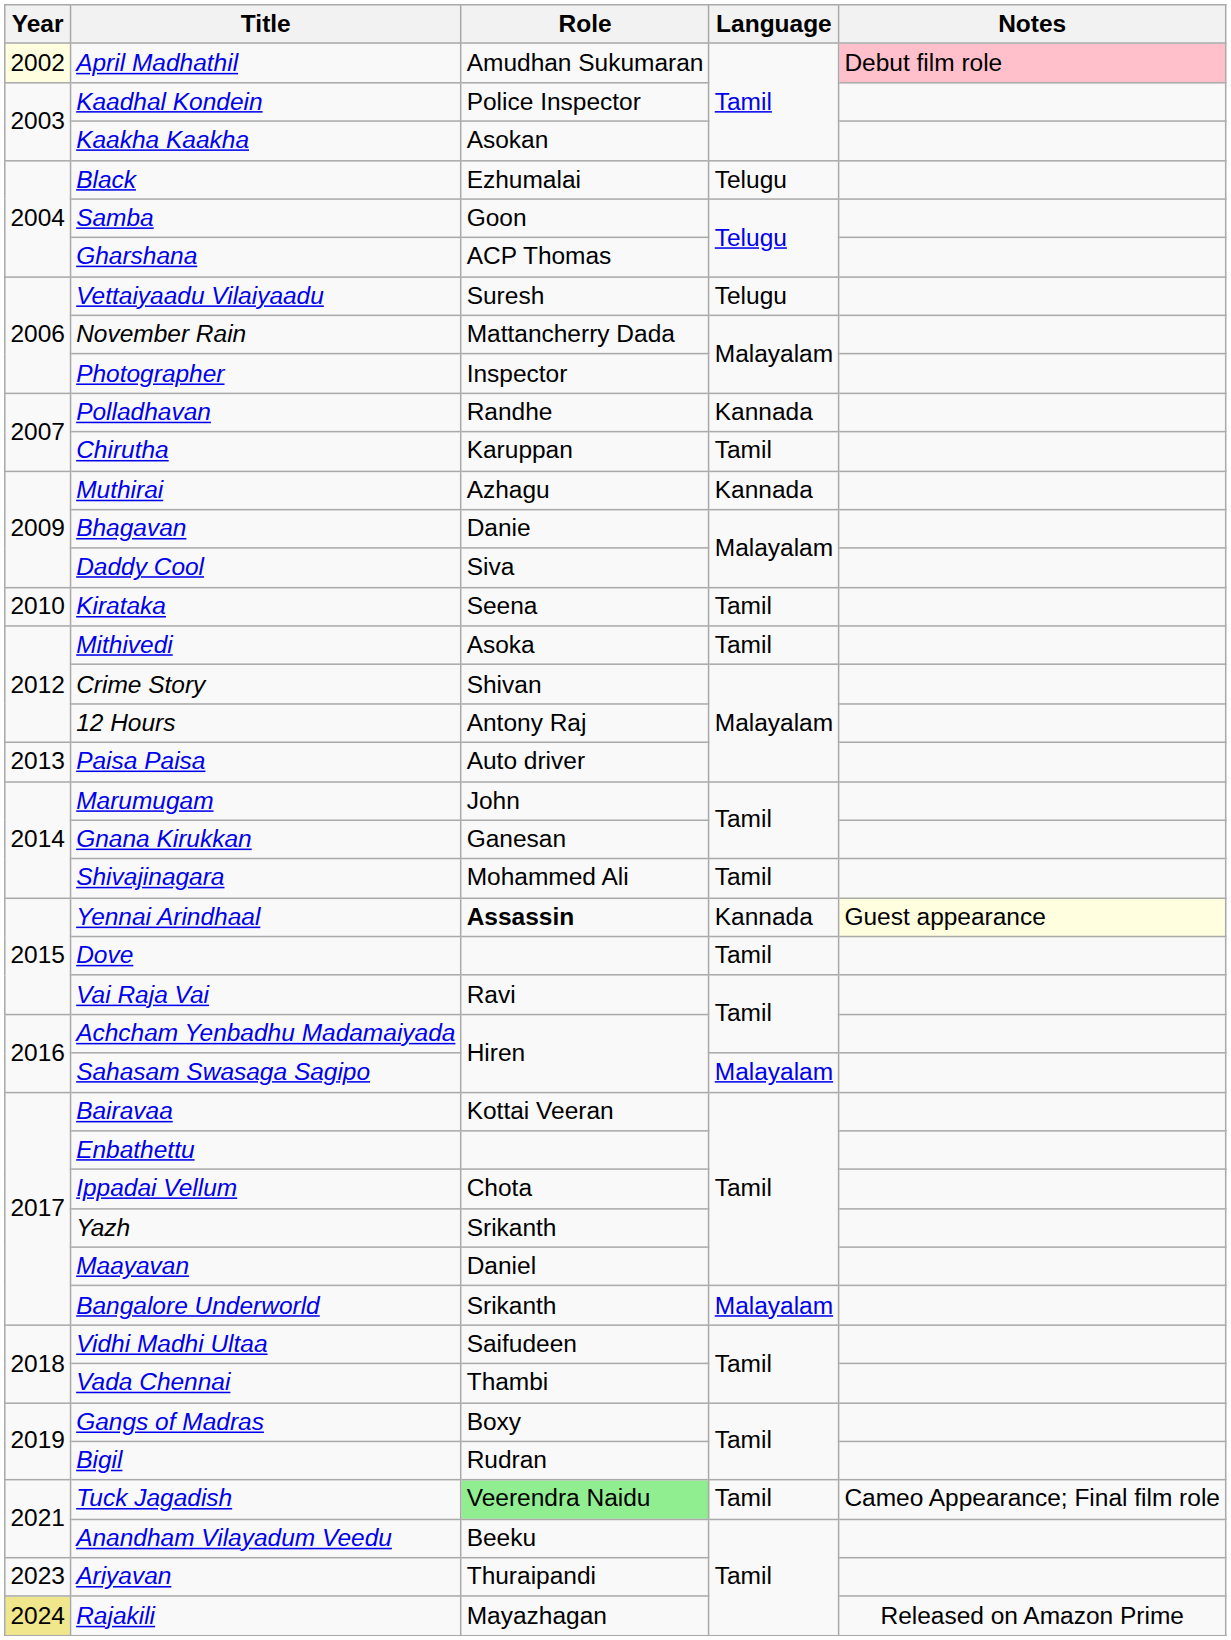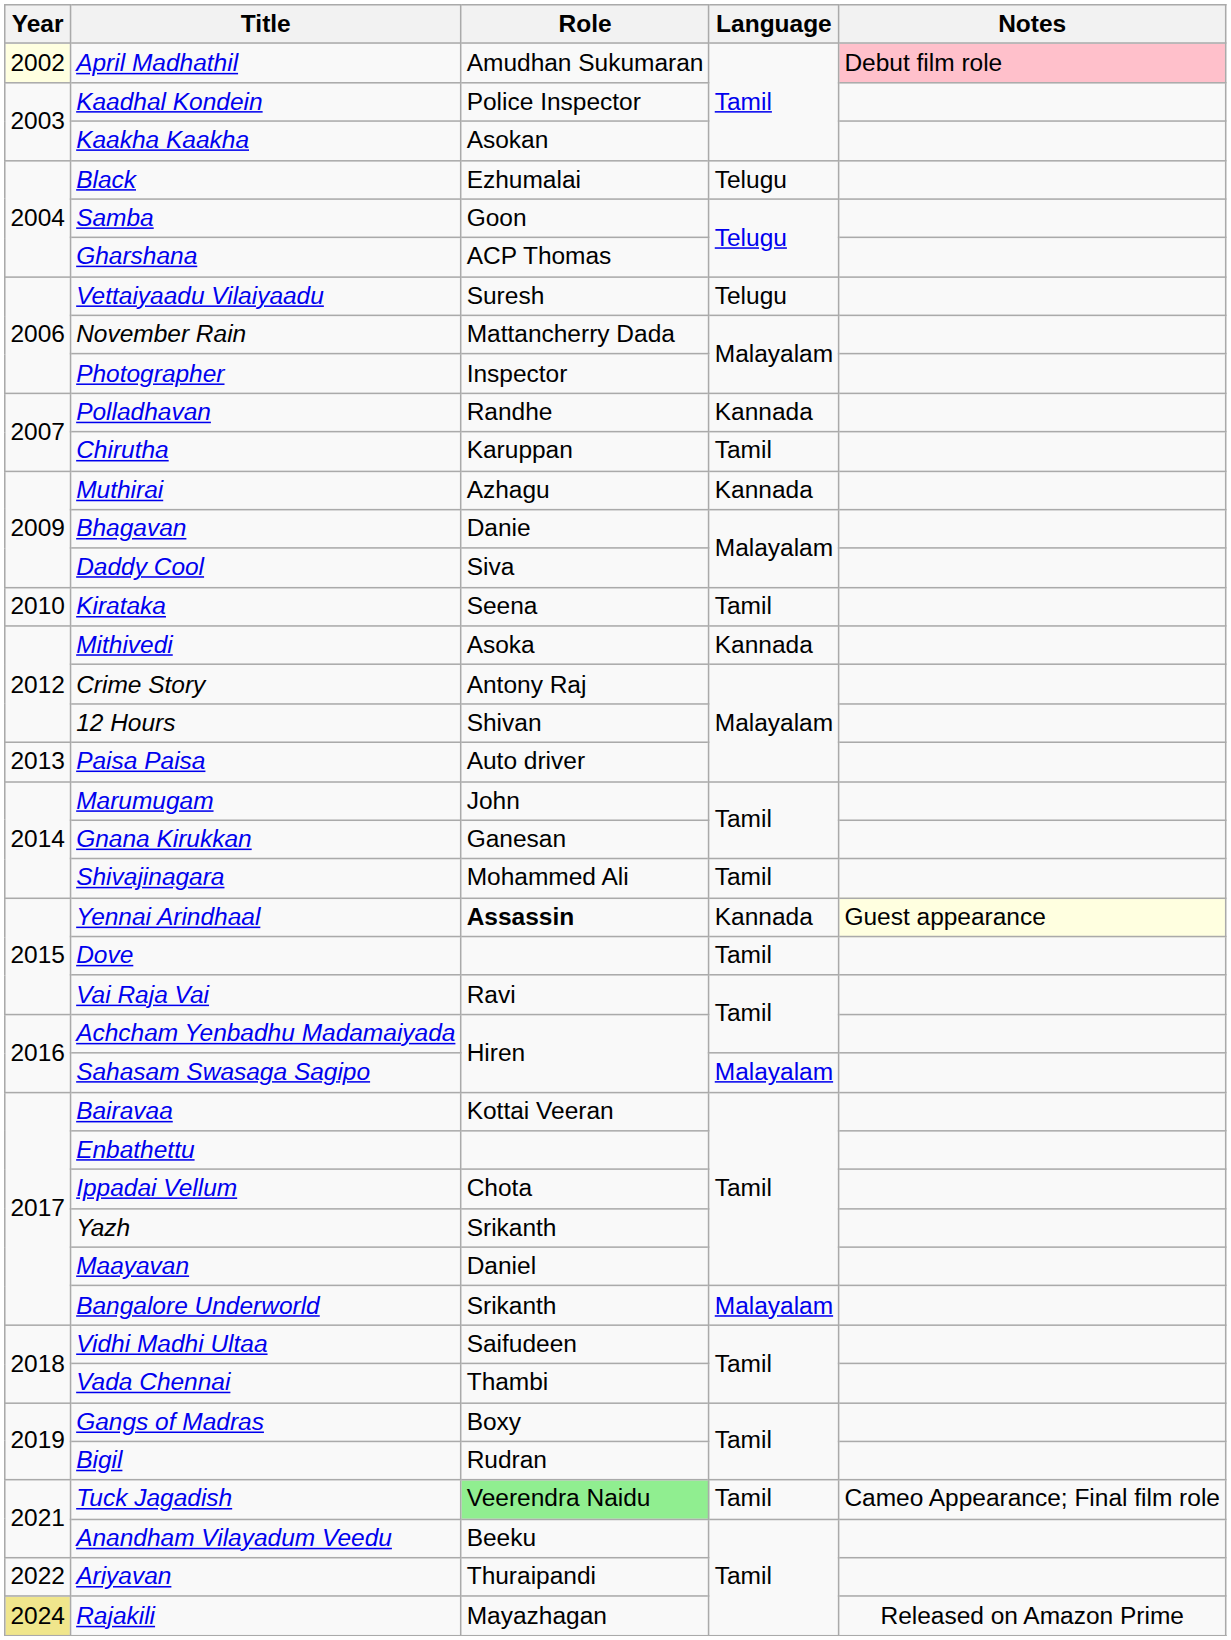(743, 645) Tamil -> (764, 645) Kannada
(504, 683) Shivan -> (527, 683) Antony Raj
(527, 722) Antony Raj -> (504, 722) Shivan
(38, 1576) 2023 -> (38, 1576) 2022
